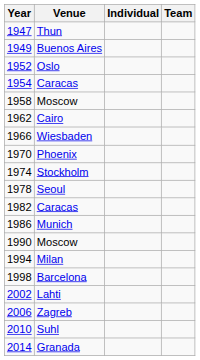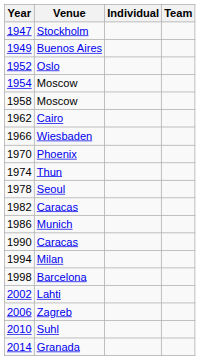(49, 31) Thun -> (63, 31) Stockholm
(57, 84) Caracas -> (57, 84) Moscow
(63, 171) Stockholm -> (49, 171) Thun
(57, 242) Moscow -> (57, 242) Caracas
